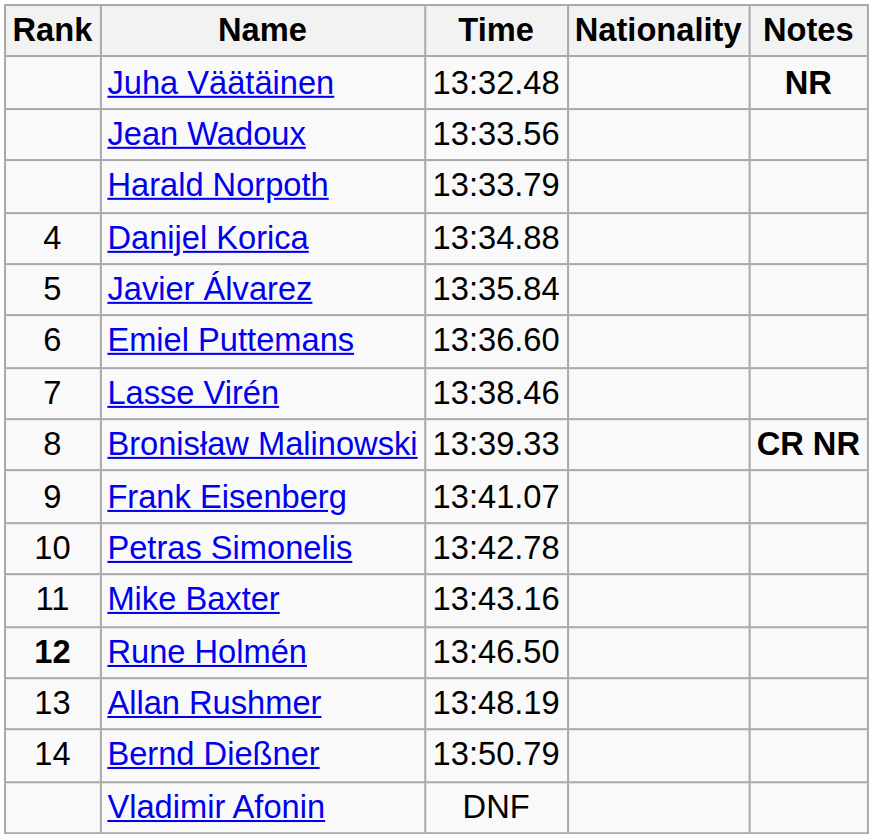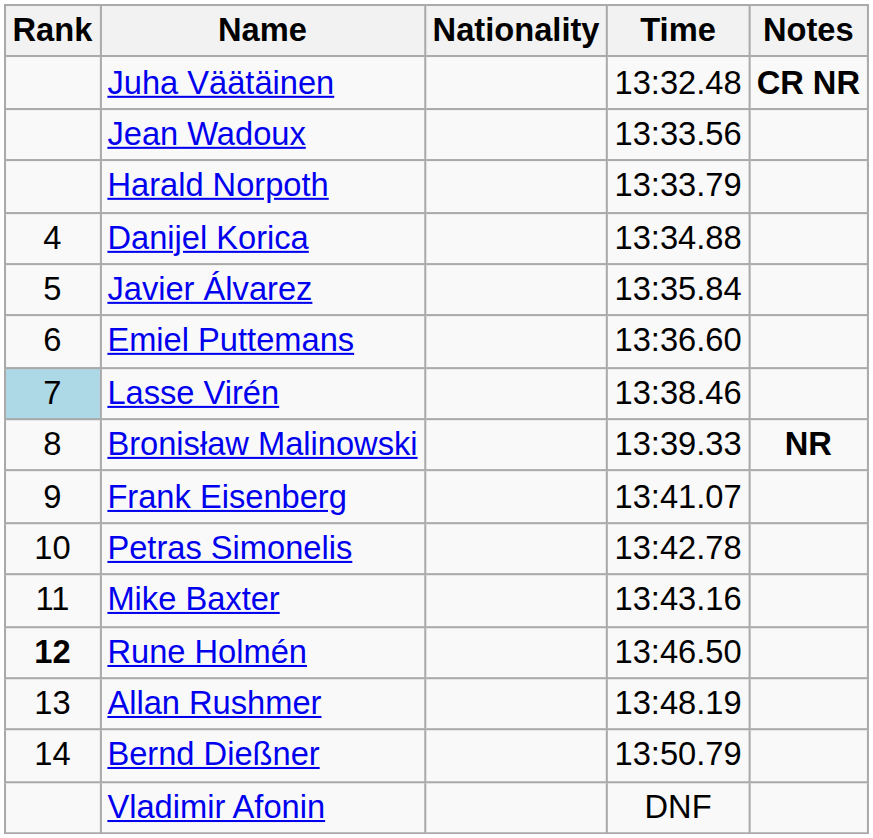columns swapped: (658, 30) <-> (496, 30)
(808, 82) NR -> (808, 82) CR NR
(52, 392) no background -> (52, 392) lightblue background
(808, 444) CR NR -> (808, 444) NR
